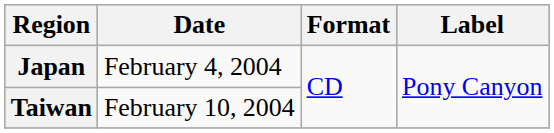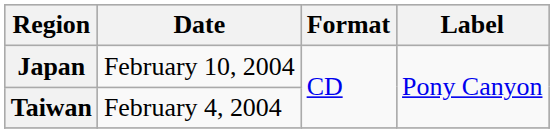(193, 66) February 4, 2004 -> (199, 66) February 10, 2004
(199, 107) February 10, 2004 -> (193, 107) February 4, 2004
